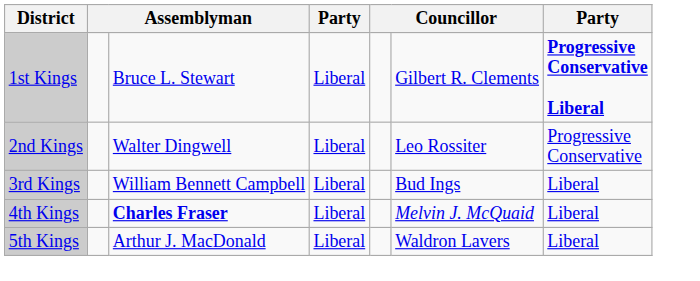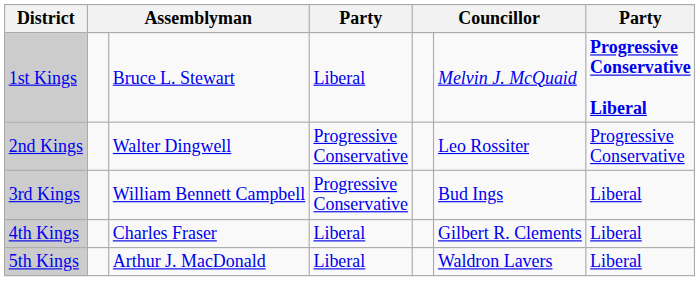(467, 77) Gilbert R. Clements -> (507, 77) Melvin J. McQuaid
(339, 146) Liberal -> (361, 146) Progressive Conservative
(339, 184) Liberal -> (361, 194) Progressive Conservative
(170, 213) bold -> (165, 233) normal
(465, 213) Melvin J. McQuaid -> (510, 233) Gilbert R. Clements
